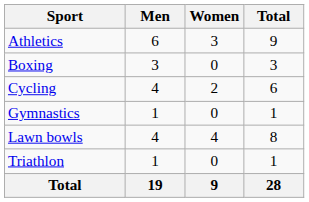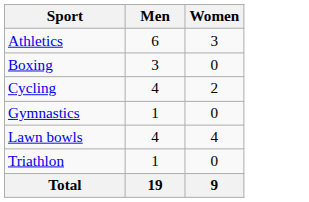- column: (274, 16)
